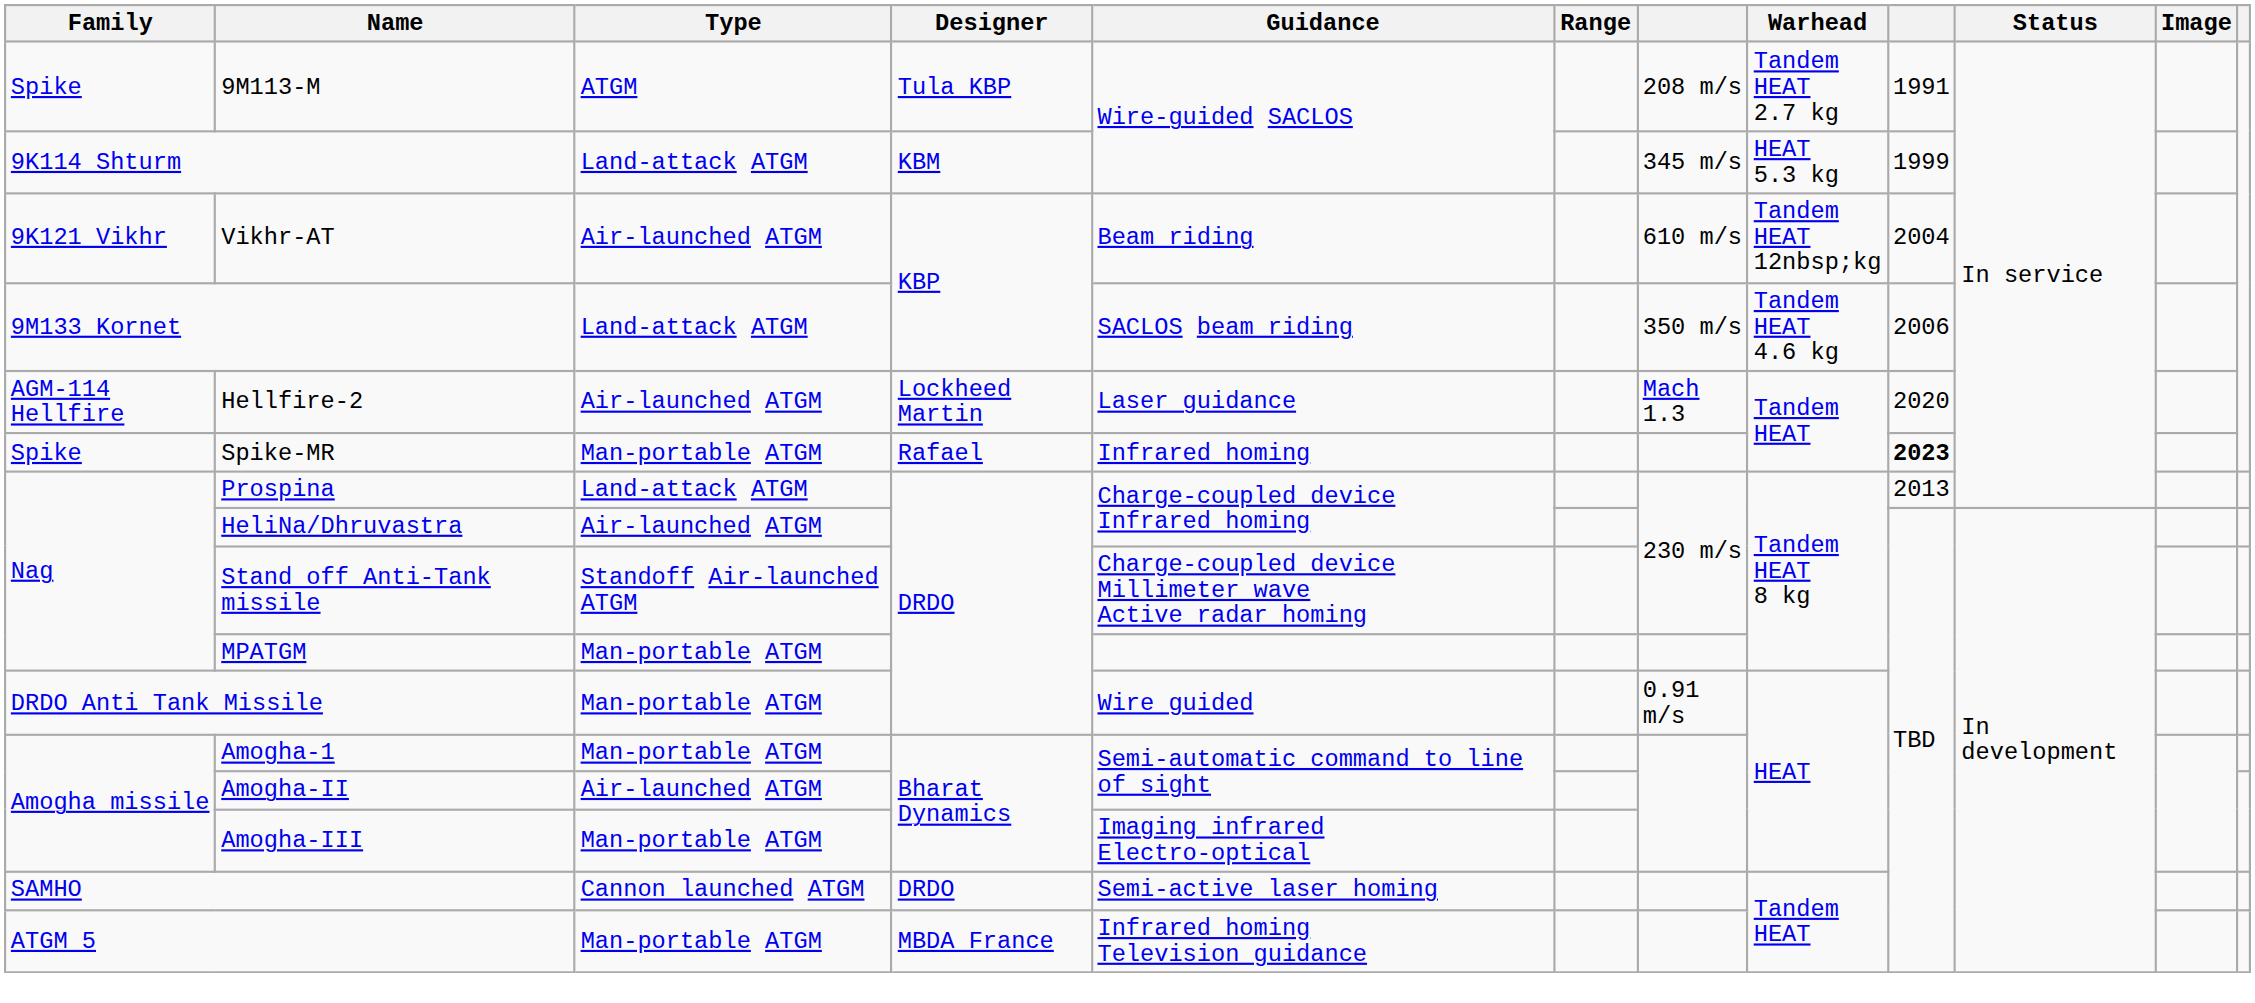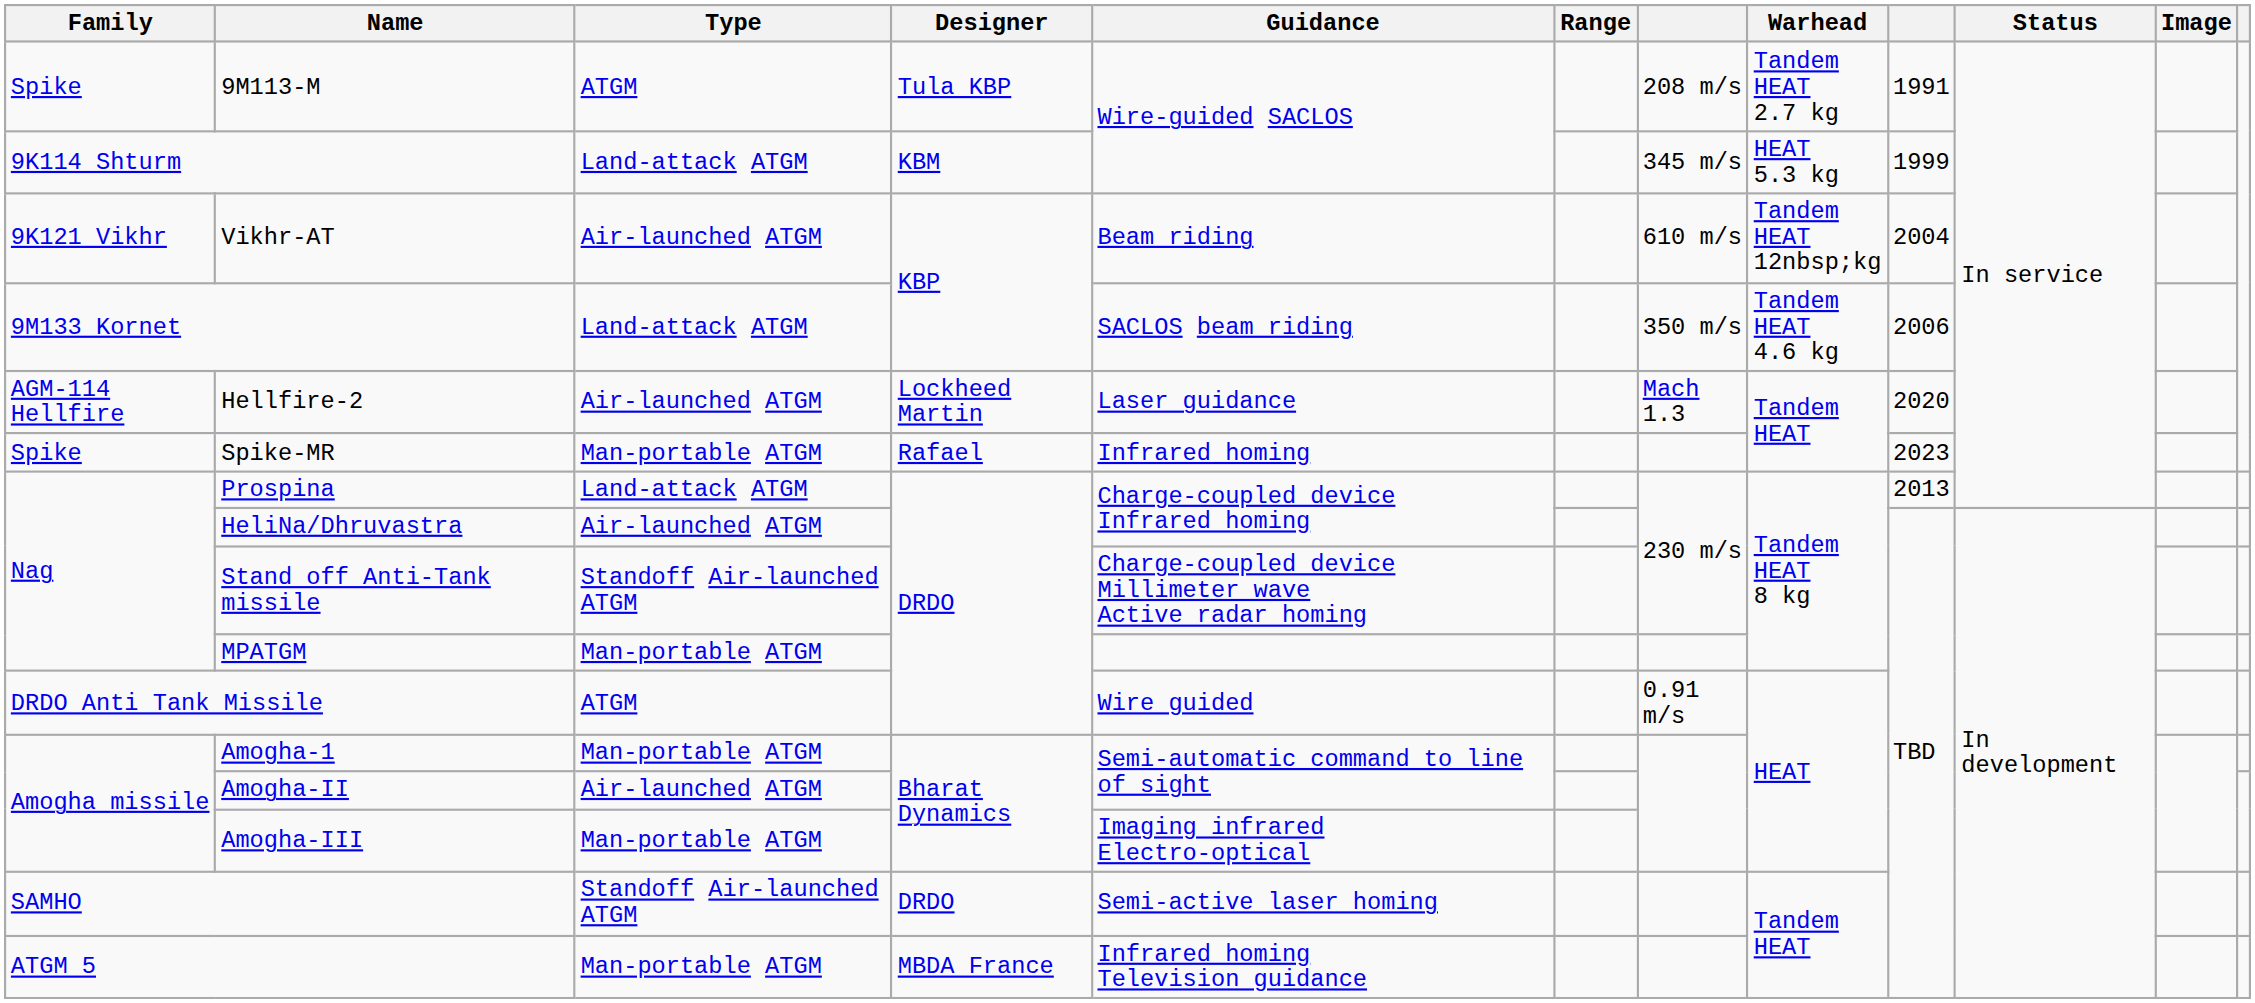(1921, 453) bold -> (1921, 453) normal
(701, 703) Man-portable ATGM -> (609, 703) ATGM
(723, 891) Cannon launched ATGM -> (730, 903) Standoff Air-launched ATGM
